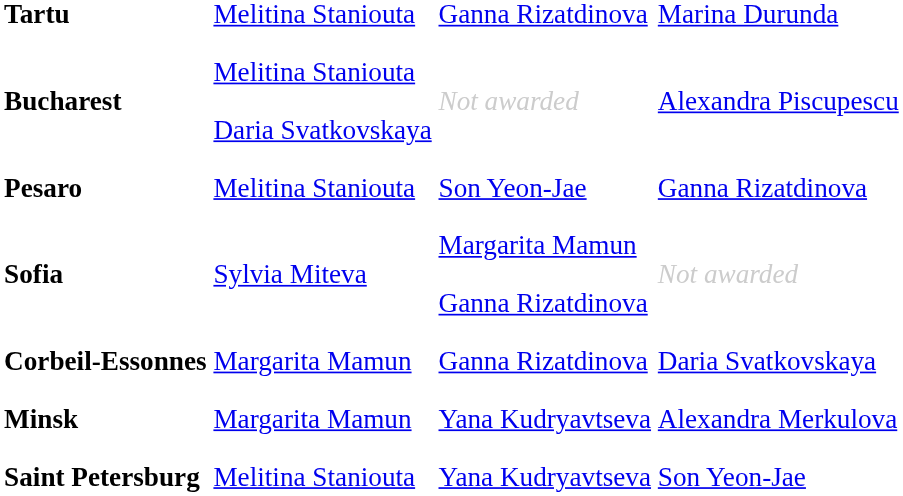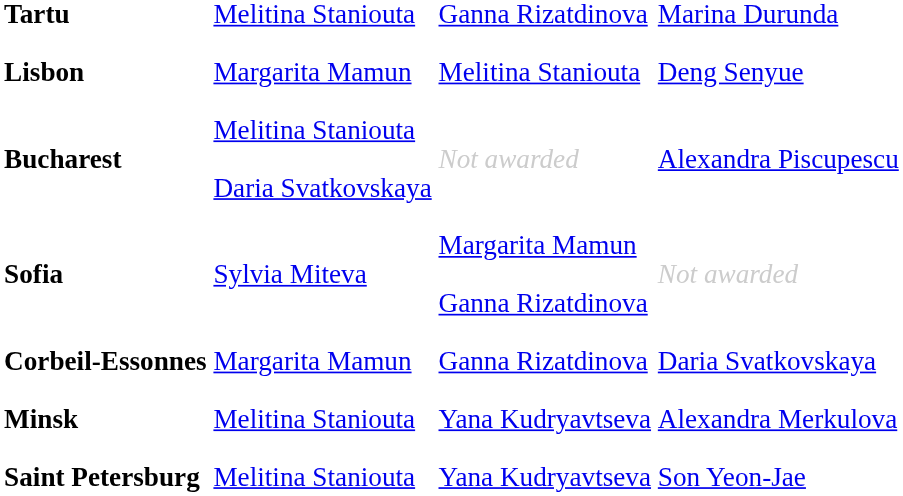+ row: (44, 72)
- row: (43, 187)
(312, 418) Margarita Mamun -> (314, 418) Melitina Staniouta
